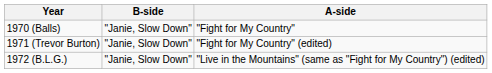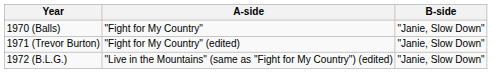columns swapped: (341, 12) <-> (148, 12)
